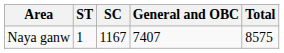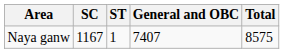columns swapped: (113, 15) <-> (85, 15)
